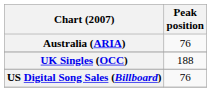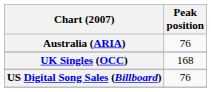(185, 60) 188 -> (185, 60) 168
